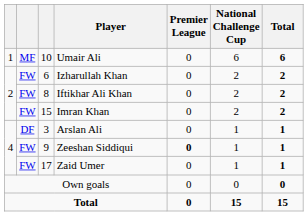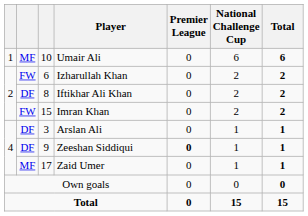(27, 93) FW -> (27, 93) DF
(27, 147) FW -> (27, 147) DF
(27, 165) FW -> (27, 165) MF
